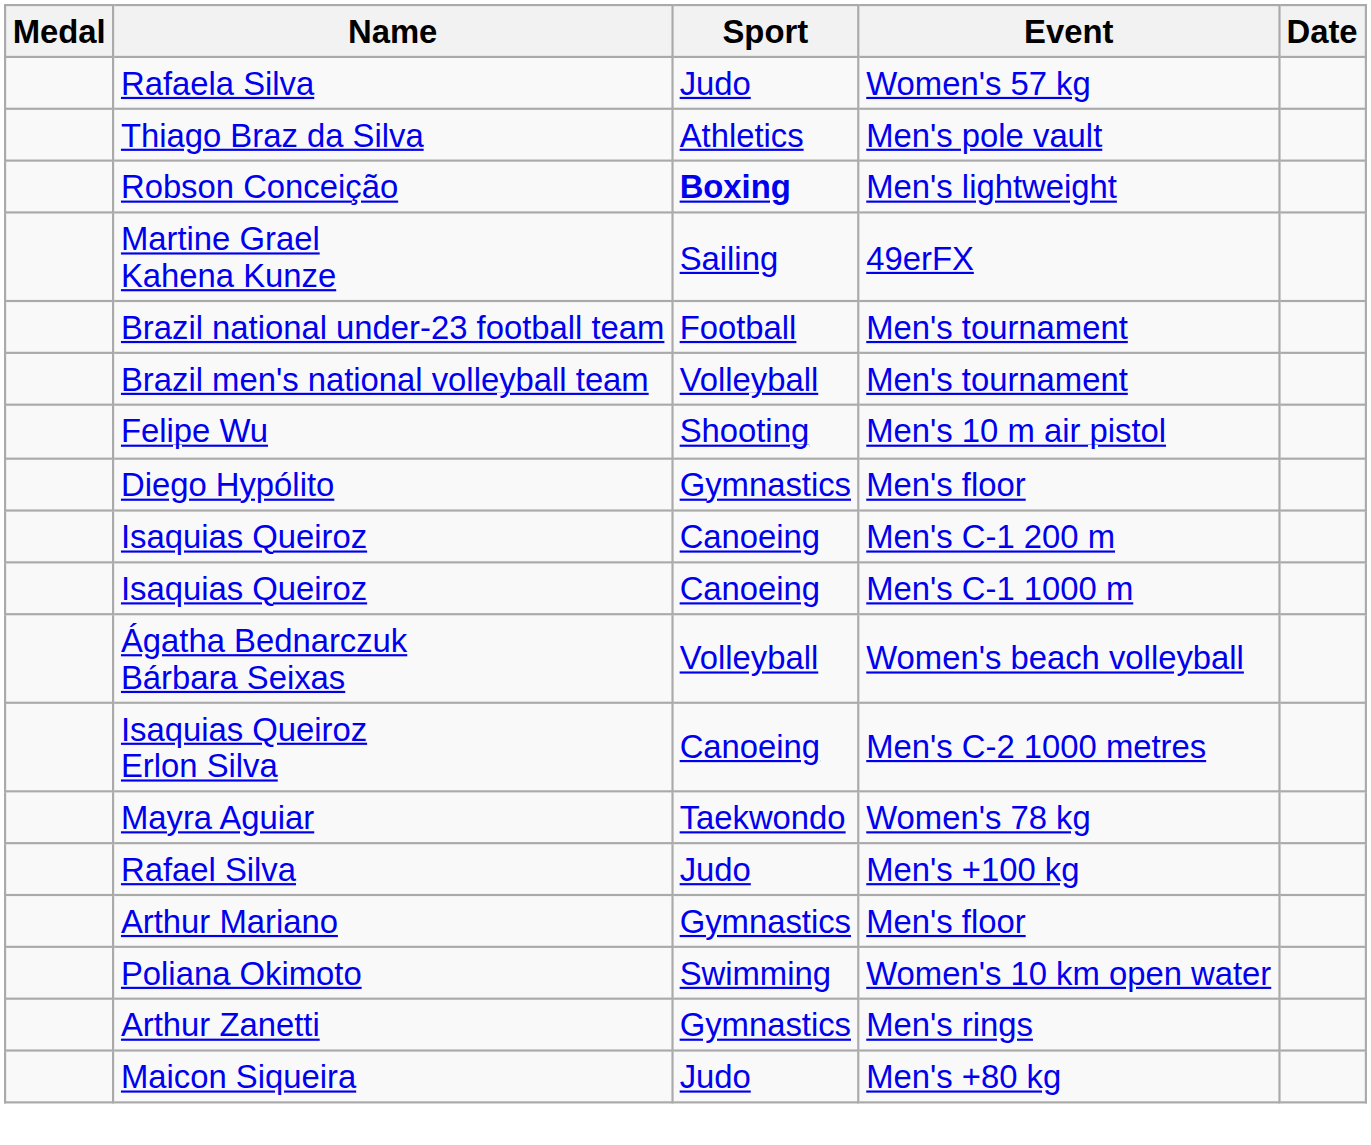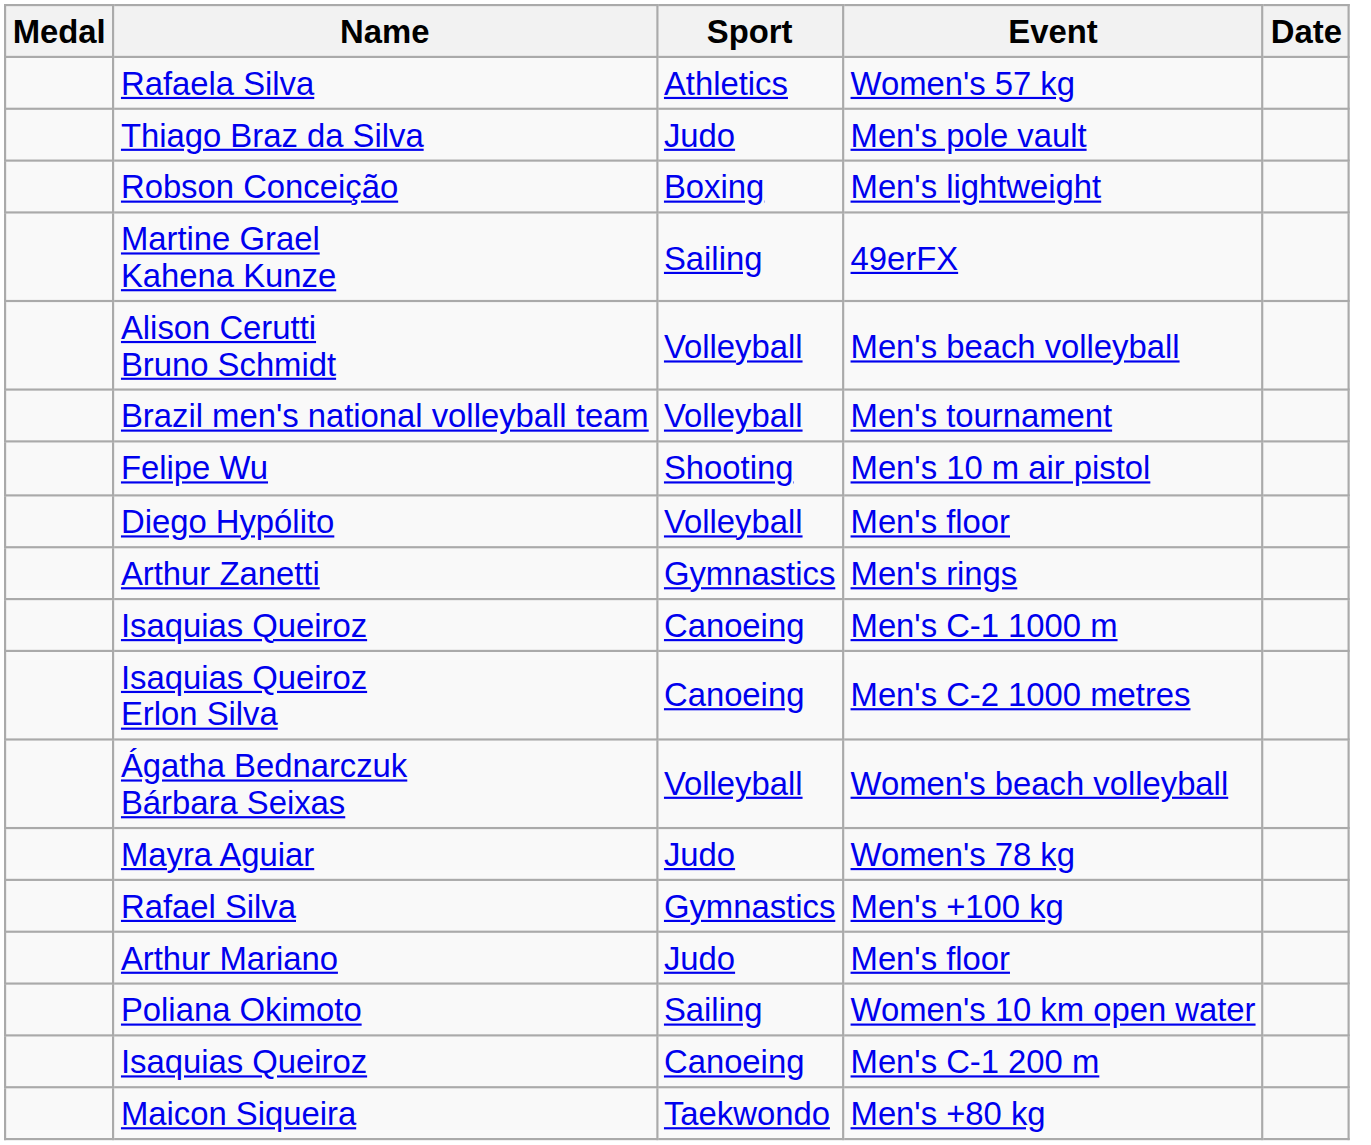(715, 83) Judo -> (726, 83) Athletics
(742, 135) Athletics -> (700, 135) Judo
(735, 187) bold -> (714, 187) normal
+ row: (229, 346)
- row: (393, 328)
(765, 484) Gymnastics -> (733, 520) Volleyball
rows swapped: (220, 1025) <-> (244, 536)
rows swapped: (264, 658) <-> (244, 747)
(763, 817) Taekwondo -> (700, 854) Judo
(715, 869) Judo -> (750, 906) Gymnastics
(765, 921) Gymnastics -> (700, 958) Judo
(755, 973) Swimming -> (713, 1010) Sailing
(715, 1077) Judo -> (747, 1114) Taekwondo
